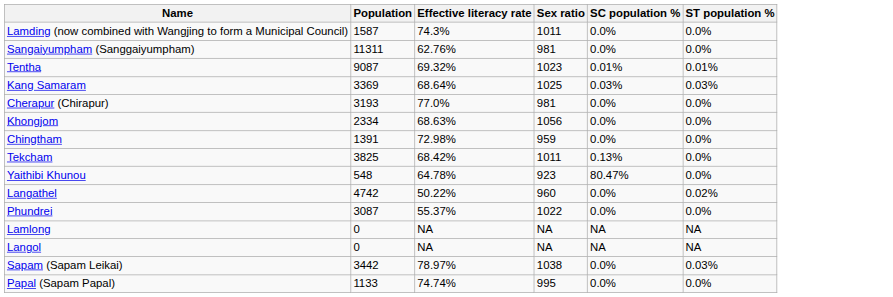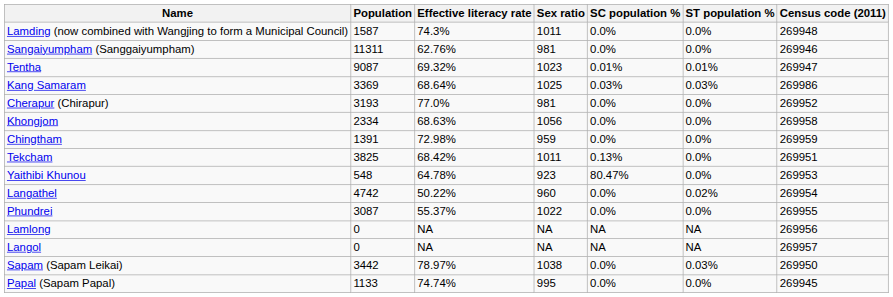+ column: (833, 13)
